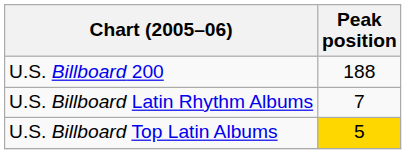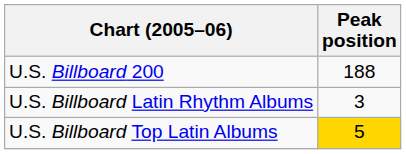(359, 102) 7 -> (359, 102) 3
